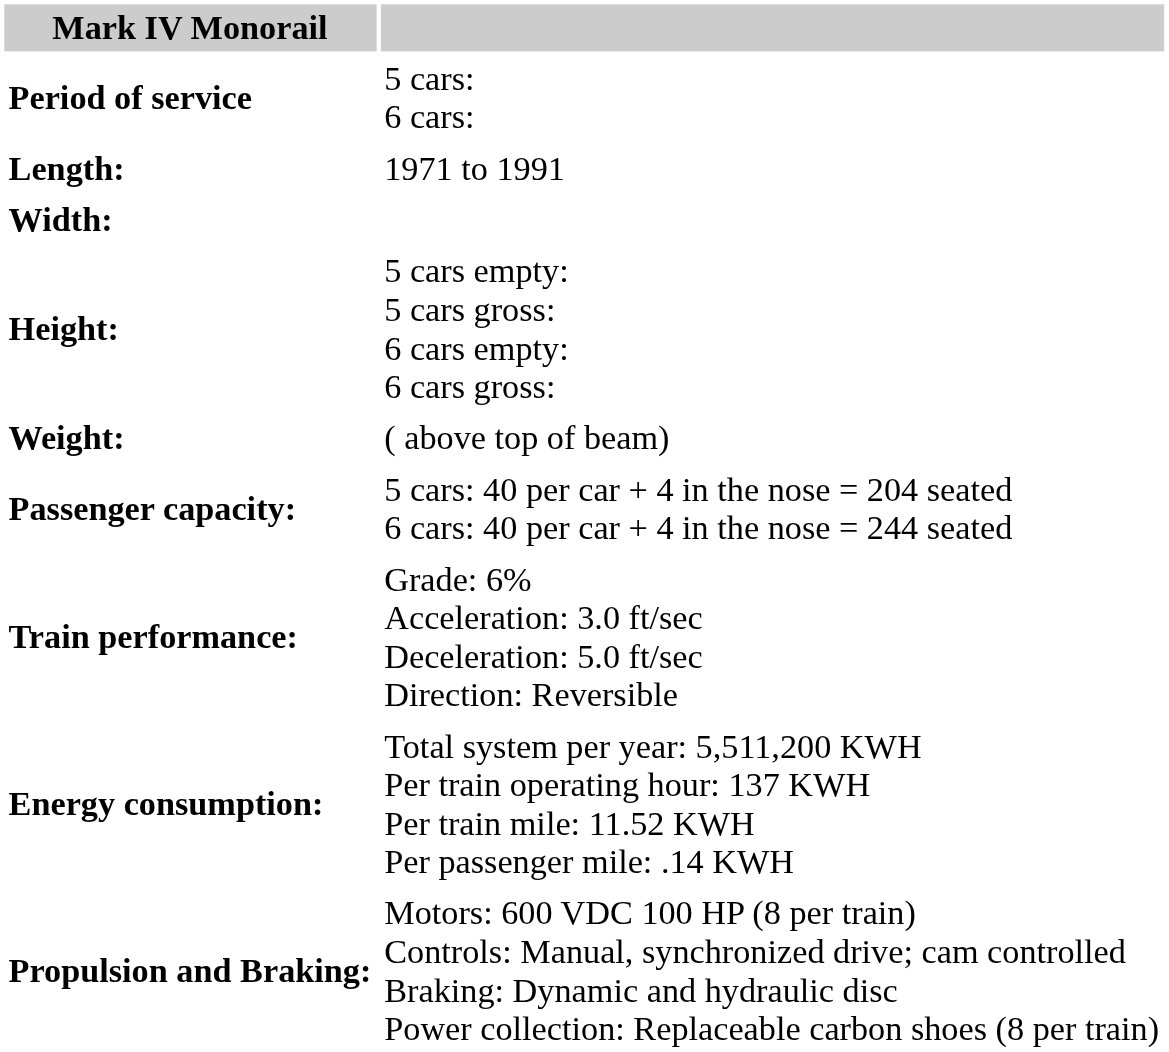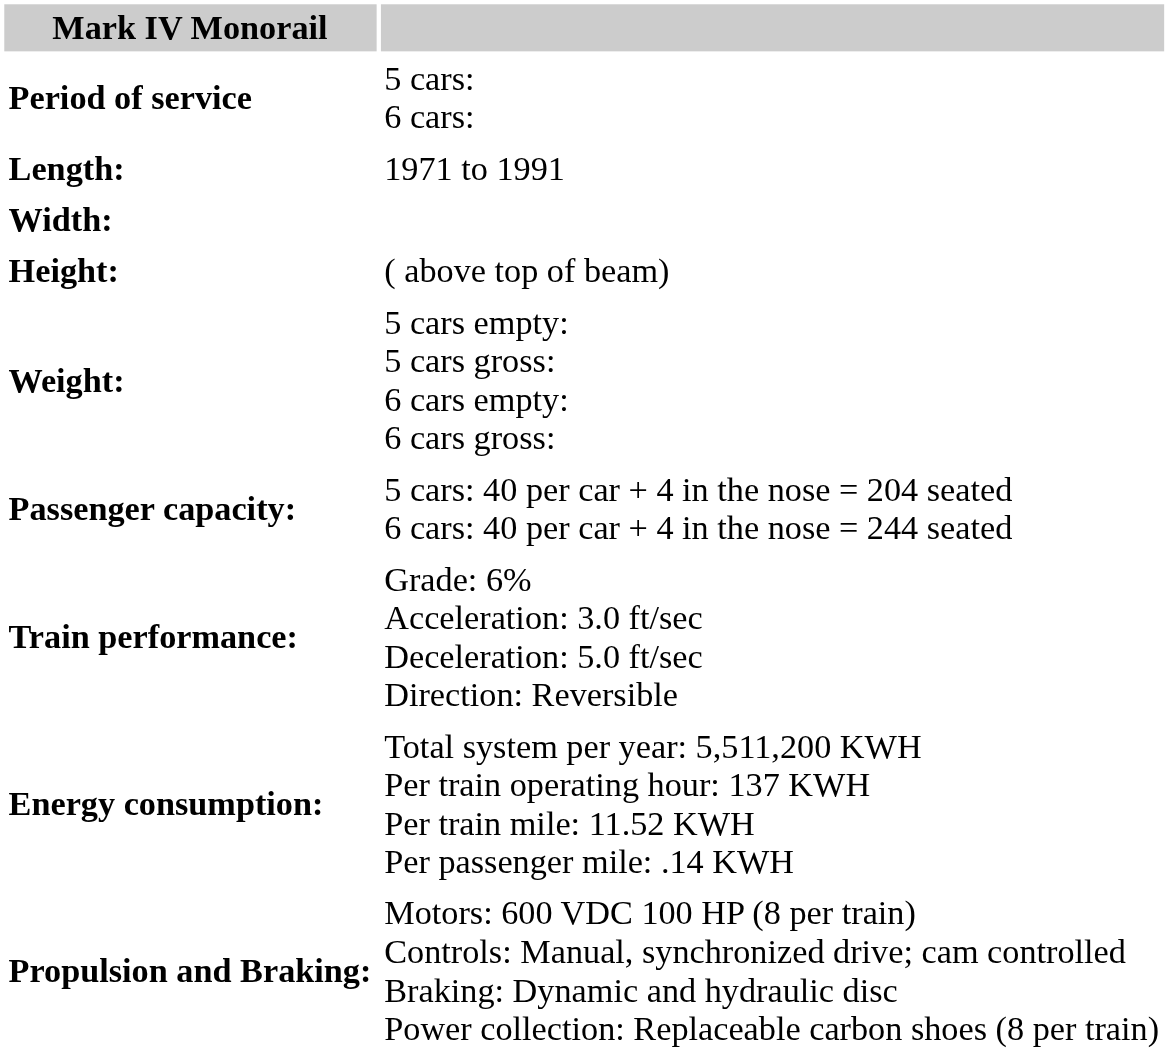(476, 328) 5 cars empty: 5 cars gross: 6 cars empty: 6 cars gross: -> (527, 271) ( above top of beam)
(527, 438) ( above top of beam) -> (476, 380) 5 cars empty: 5 cars gross: 6 cars empty: 6 cars gross:
